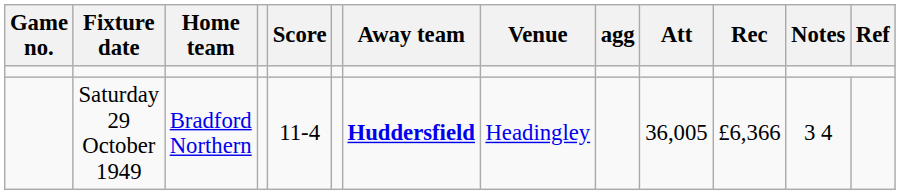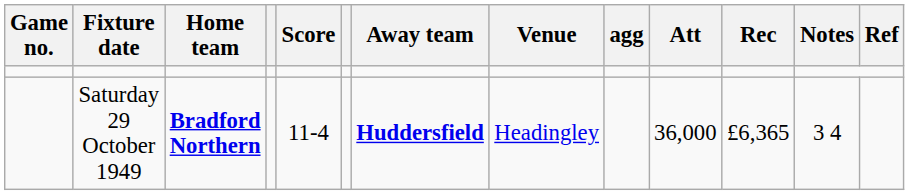(211, 132) normal -> (215, 132) bold
(676, 132) 36,005 -> (685, 132) 36,000
(749, 132) £6,366 -> (758, 132) £6,365
